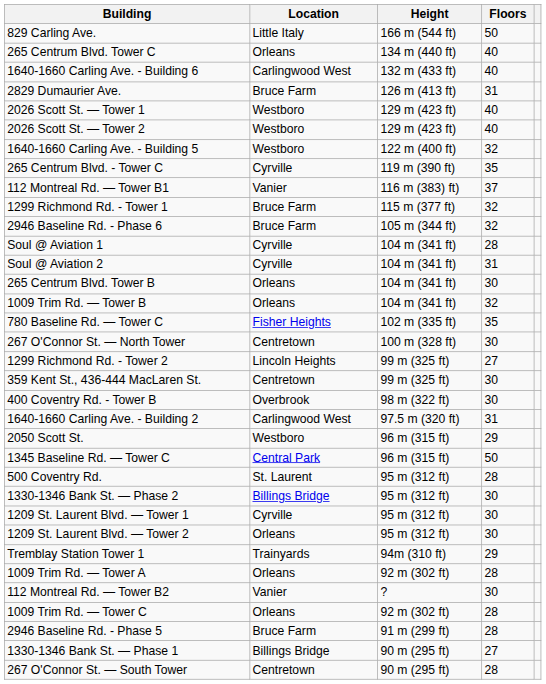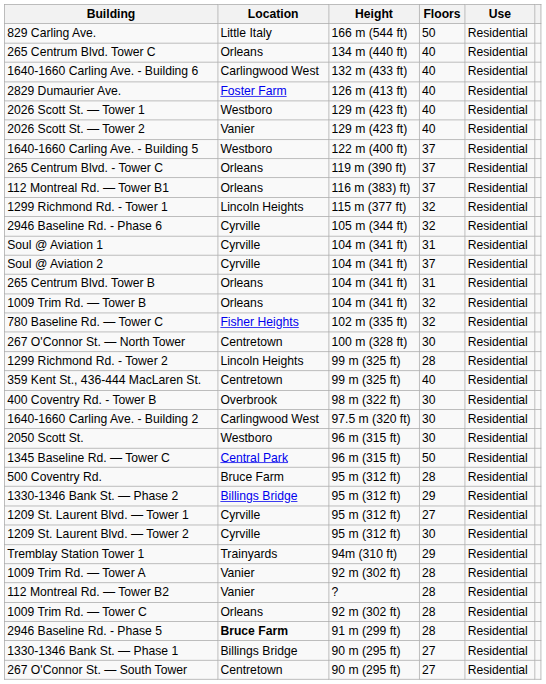+ column: (500, 14)
(284, 91) Bruce Farm -> (253, 91) Foster Farm
(491, 91) 31 -> (429, 91) 40
(278, 129) Westboro -> (238, 129) Vanier
(491, 149) 32 -> (429, 149) 37
(272, 168) Cyrville -> (242, 168) Orleans
(491, 168) 35 -> (429, 168) 37
(270, 187) Vanier -> (242, 187) Orleans
(284, 206) Bruce Farm -> (262, 206) Lincoln Heights
(284, 226) Bruce Farm -> (240, 226) Cyrville
(491, 245) 28 -> (429, 245) 31
(491, 264) 31 -> (429, 264) 37
(491, 284) 30 -> (429, 284) 31
(491, 322) 35 -> (429, 322) 32
(491, 361) 27 -> (429, 361) 28
(491, 380) 30 -> (429, 380) 40
(491, 419) 31 -> (429, 419) 30
(491, 438) 29 -> (429, 438) 30
(282, 476) St. Laurent -> (252, 476) Bruce Farm
(491, 496) 30 -> (429, 496) 29
(491, 515) 30 -> (429, 515) 27
(274, 534) Orleans -> (240, 534) Cyrville
(274, 573) Orleans -> (238, 573) Vanier
(491, 592) 30 -> (429, 592) 28
(284, 631) normal -> (254, 631) bold
(491, 669) 28 -> (429, 669) 27
